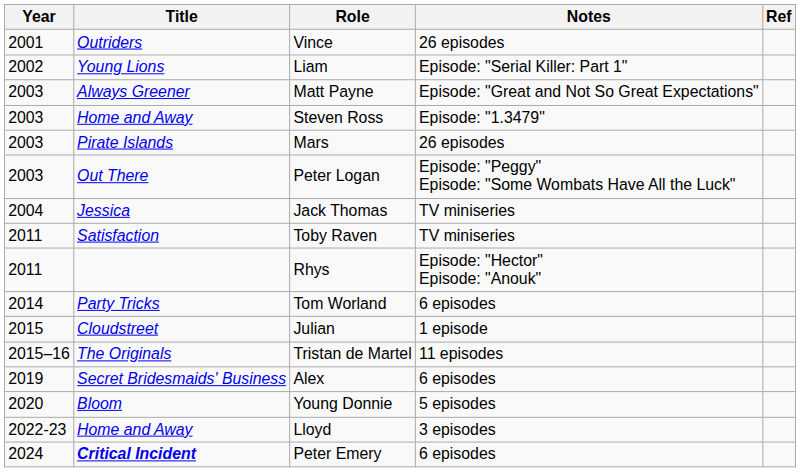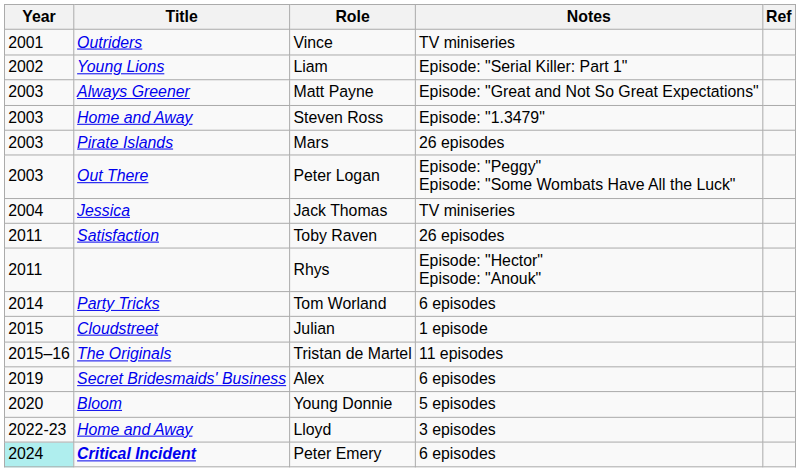(462, 42) 26 episodes -> (467, 42) TV miniseries
(467, 235) TV miniseries -> (462, 235) 26 episodes
(26, 454) no background -> (26, 454) paleturquoise background
